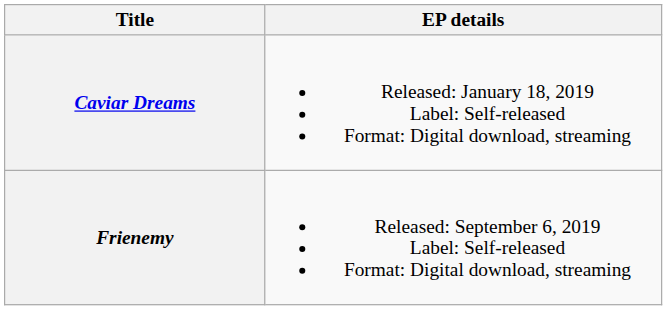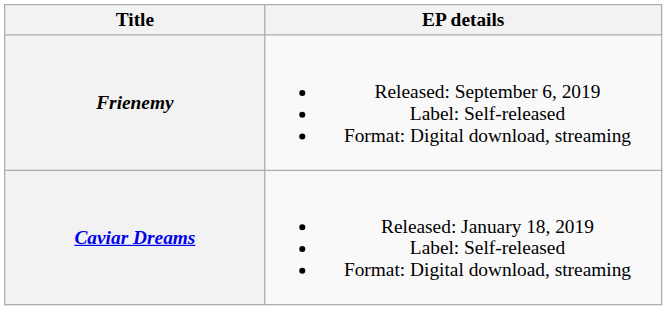rows swapped: (135, 102) <-> (135, 237)
